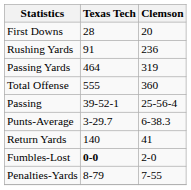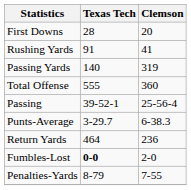(150, 49) 236 -> (147, 49) 41
(92, 67) 464 -> (92, 67) 140
(92, 139) 140 -> (92, 139) 464
(147, 139) 41 -> (150, 139) 236
